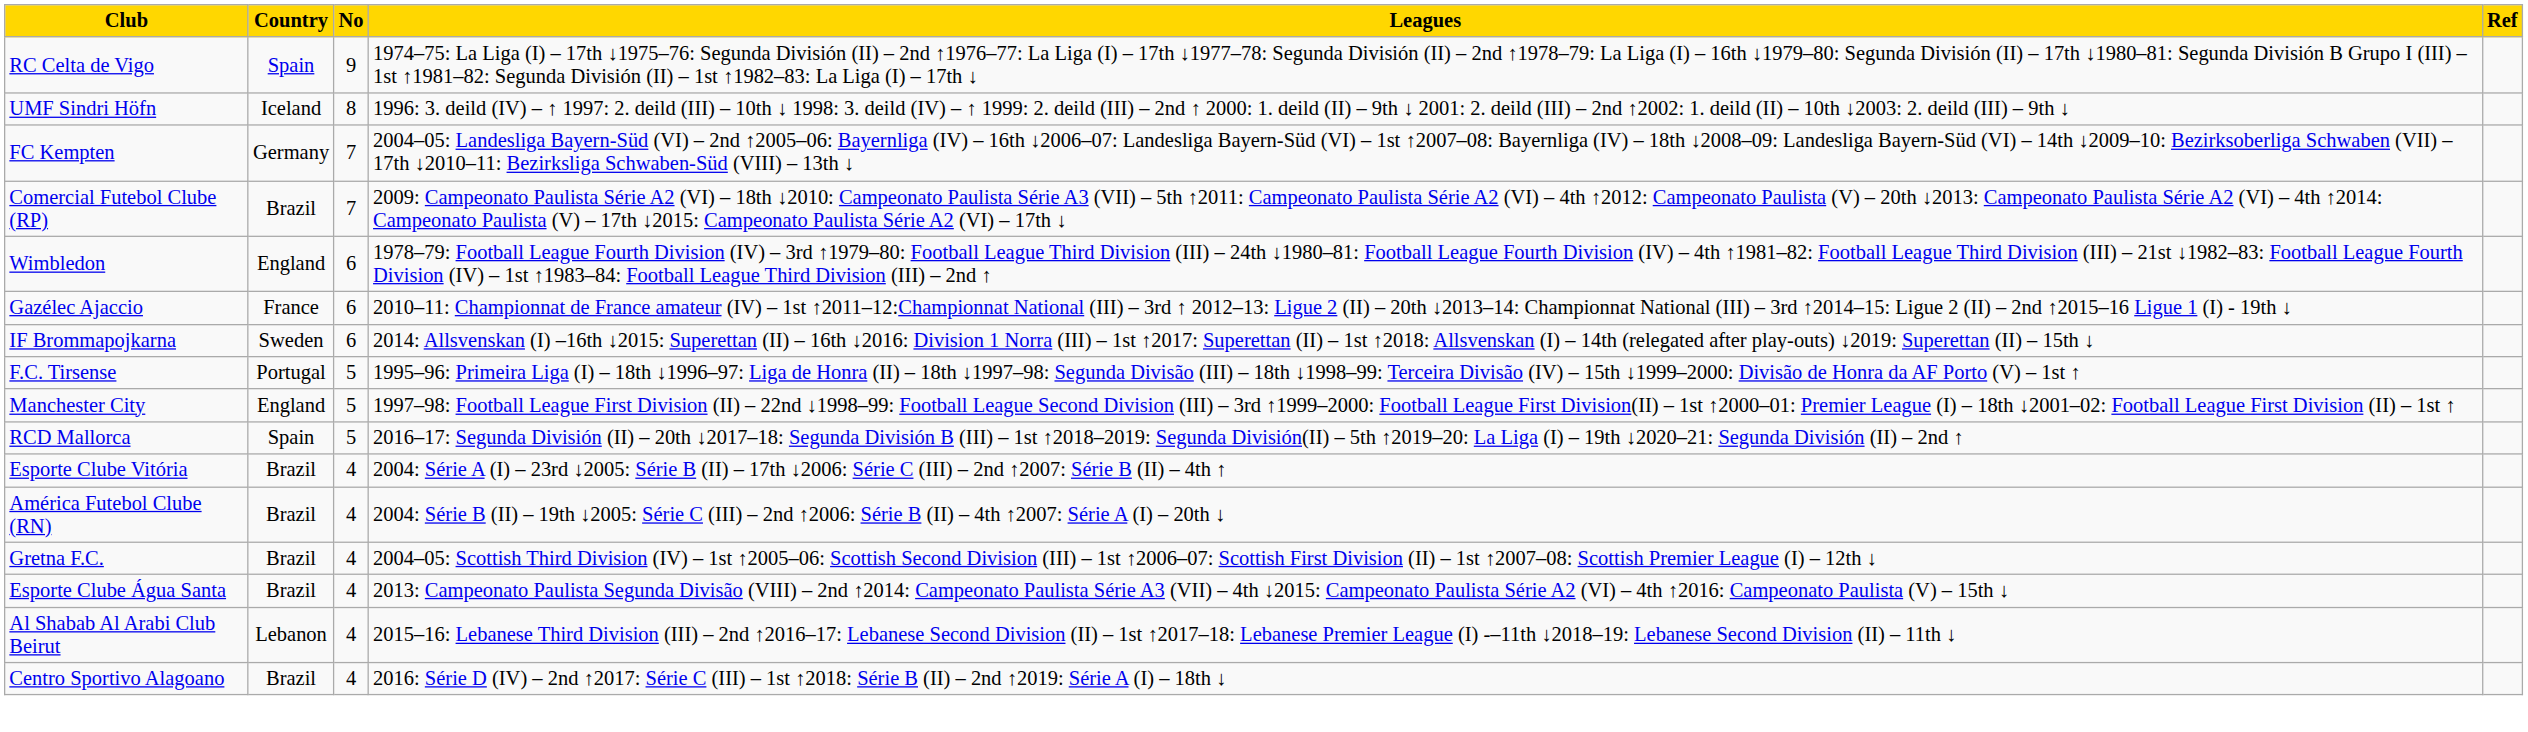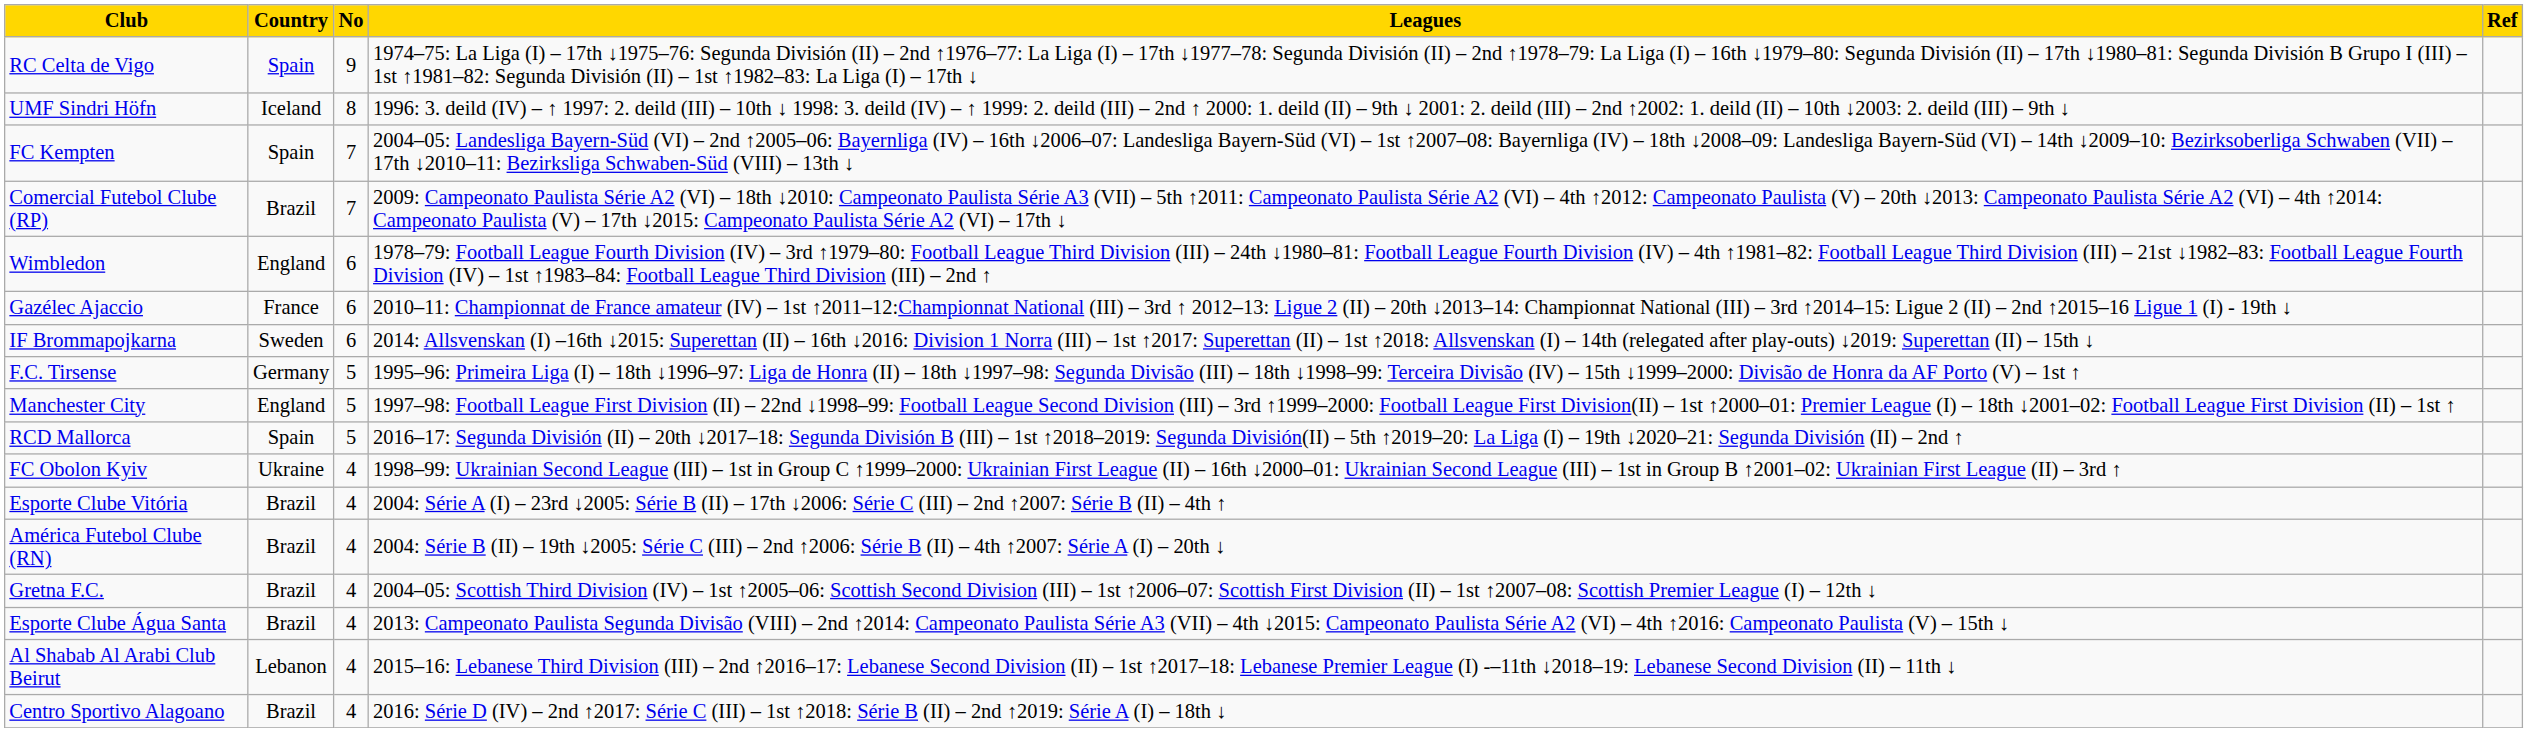(291, 152) Germany -> (291, 152) Spain
(291, 372) Portugal -> (291, 372) Germany
+ row: (78, 470)
